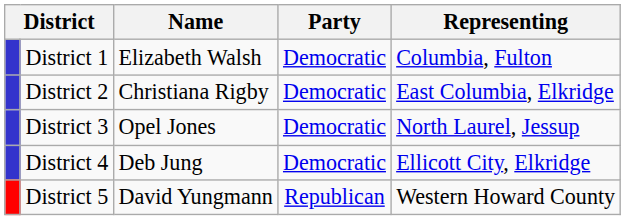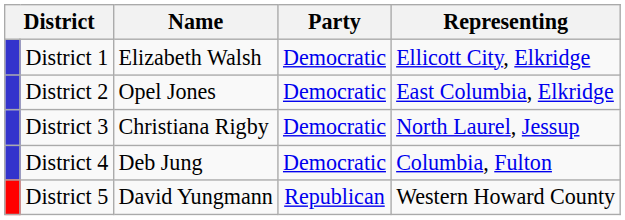(474, 57) Columbia, Fulton -> (493, 57) Ellicott City, Elkridge
(194, 92) Christiana Rigby -> (167, 92) Opel Jones
(167, 127) Opel Jones -> (194, 127) Christiana Rigby
(493, 162) Ellicott City, Elkridge -> (474, 162) Columbia, Fulton
